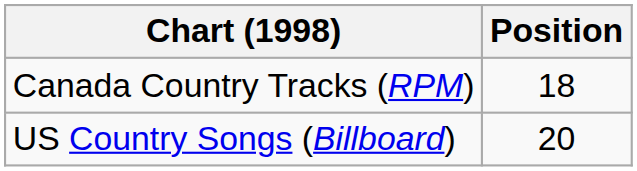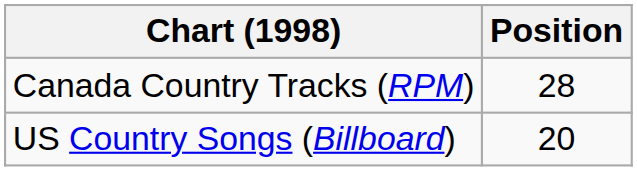(557, 84) 18 -> (557, 84) 28
